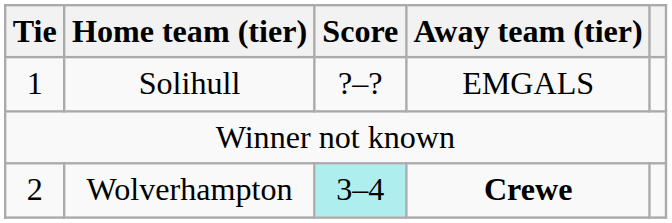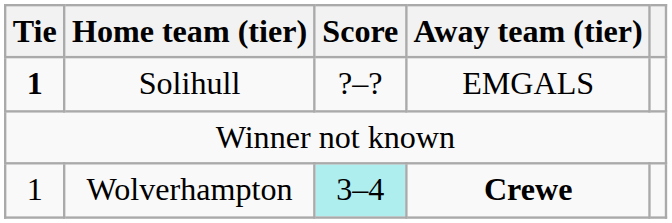(35, 83) normal -> (35, 83) bold
(35, 189) 2 -> (35, 189) 1
